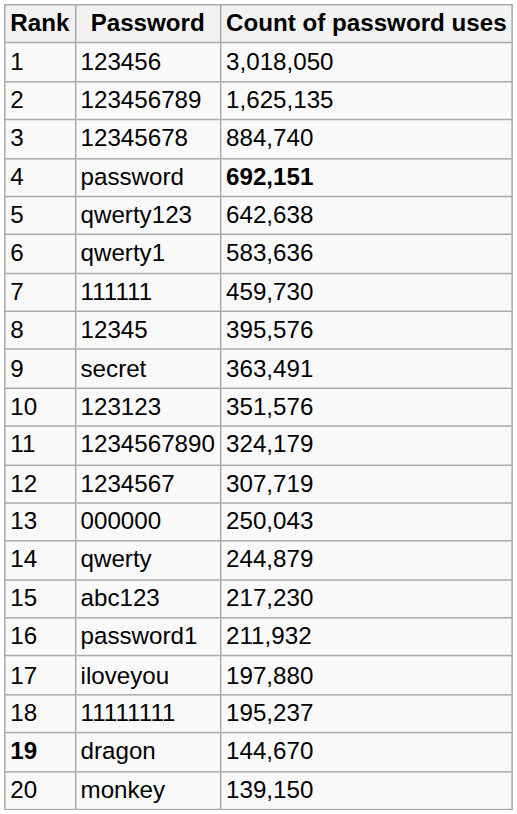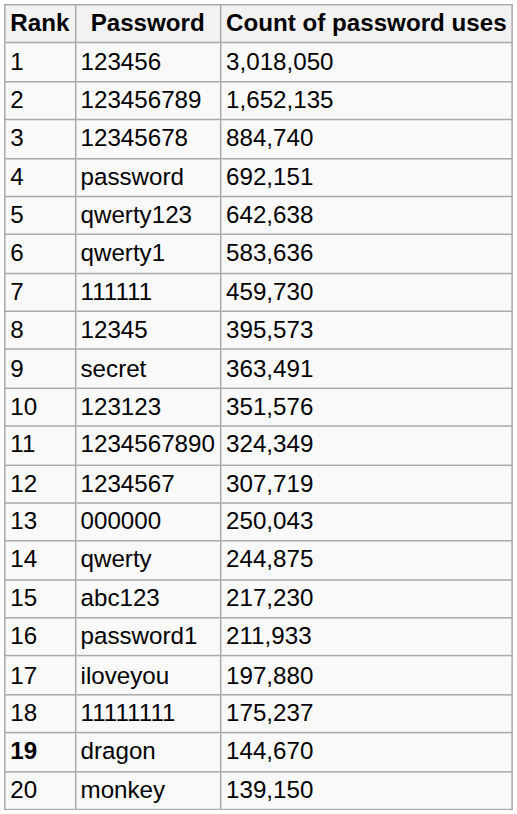(280, 100) 1,625,135 -> (280, 100) 1,652,135
(270, 176) bold -> (270, 176) normal
(270, 330) 395,576 -> (270, 330) 395,573
(270, 445) 324,179 -> (270, 445) 324,349
(270, 560) 244,879 -> (270, 560) 244,875
(269, 636) 211,932 -> (269, 636) 211,933
(270, 713) 195,237 -> (270, 713) 175,237
